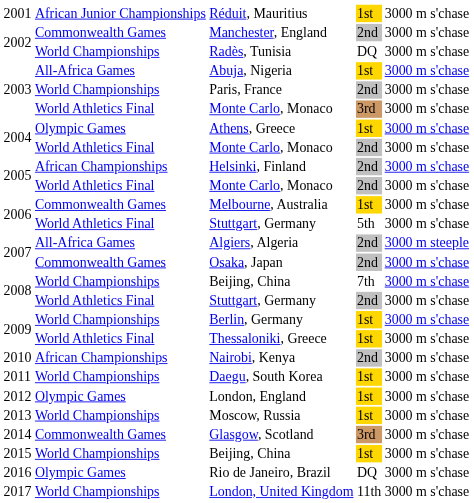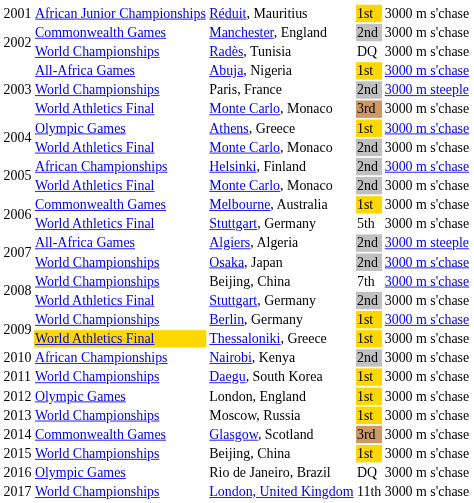(427, 90) 3000 m s'chase -> (427, 90) 3000 m steeple
(100, 262) Commonwealth Games -> (97, 262) World Championships
(95, 338) no background -> (95, 338) gold background
